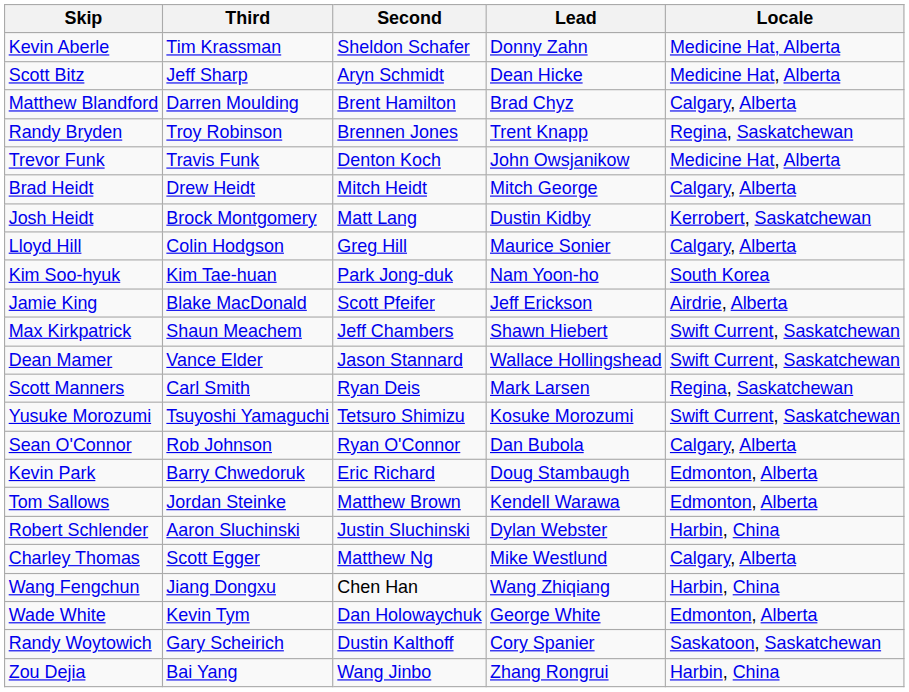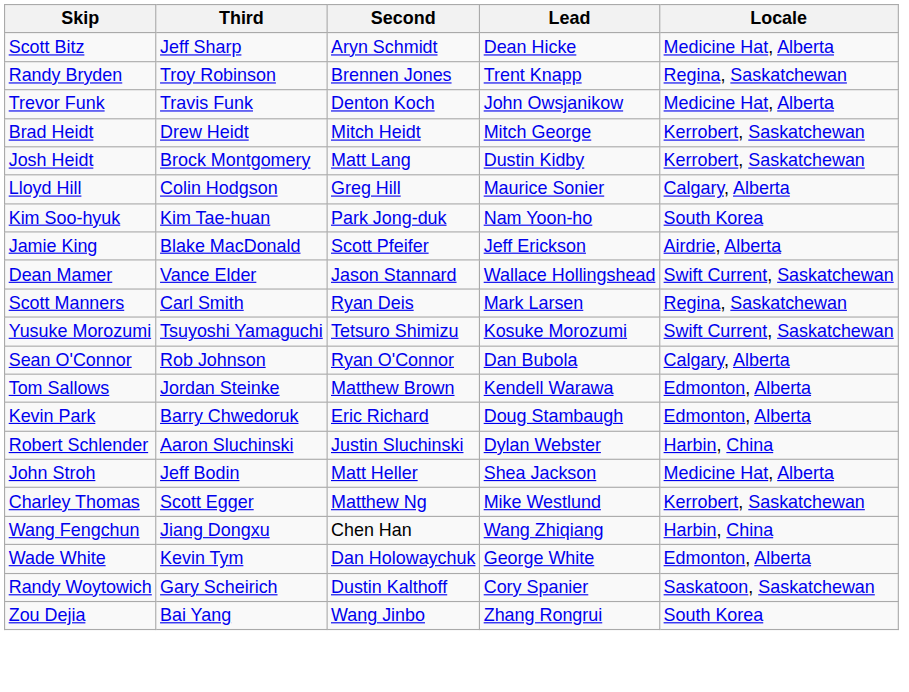- row: (59, 47)
- row: (83, 103)
(733, 189) Calgary, Alberta -> (764, 132) Kerrobert, Saskatchewan
- row: (70, 331)
rows swapped: (52, 473) <-> (59, 501)
+ row: (52, 473)
(733, 558) Calgary, Alberta -> (764, 501) Kerrobert, Saskatchewan
(725, 672) Harbin, China -> (713, 615) South Korea
